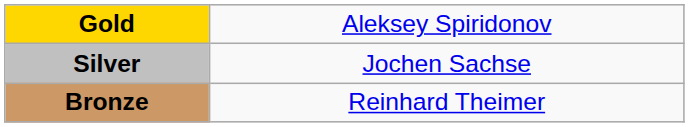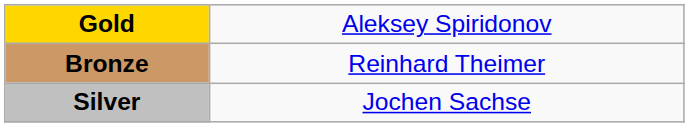rows swapped: (107, 63) <-> (107, 102)
